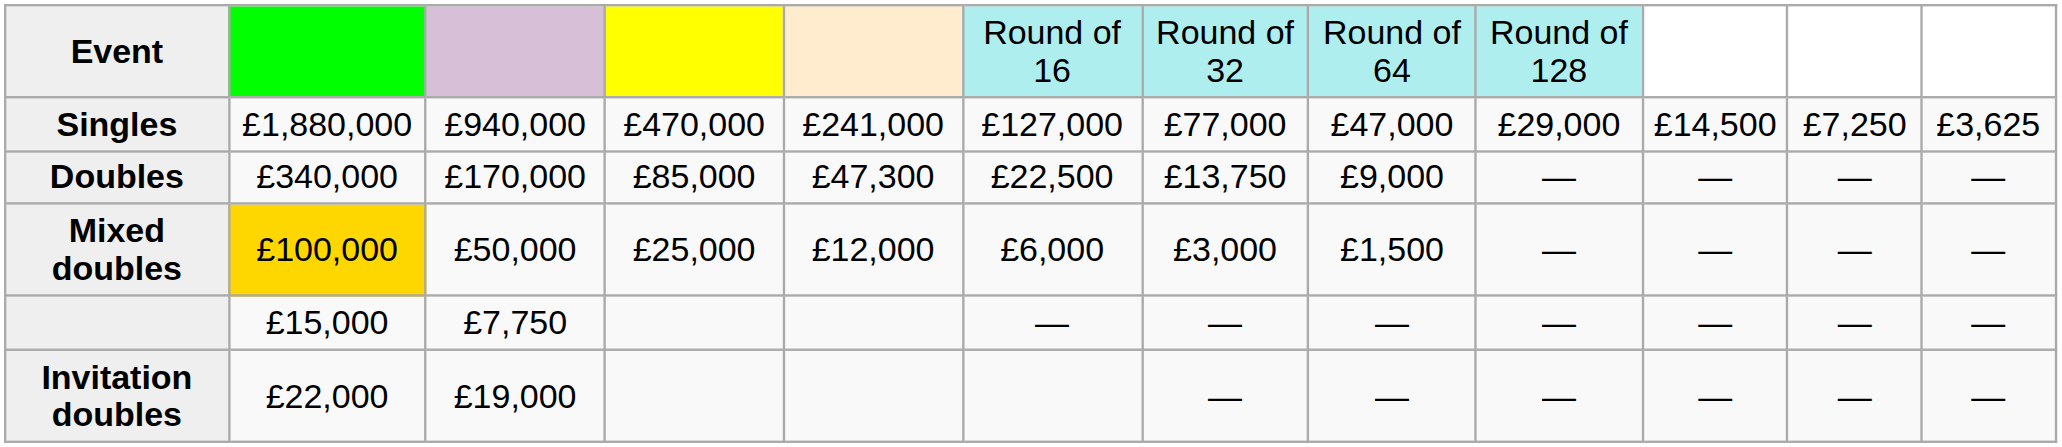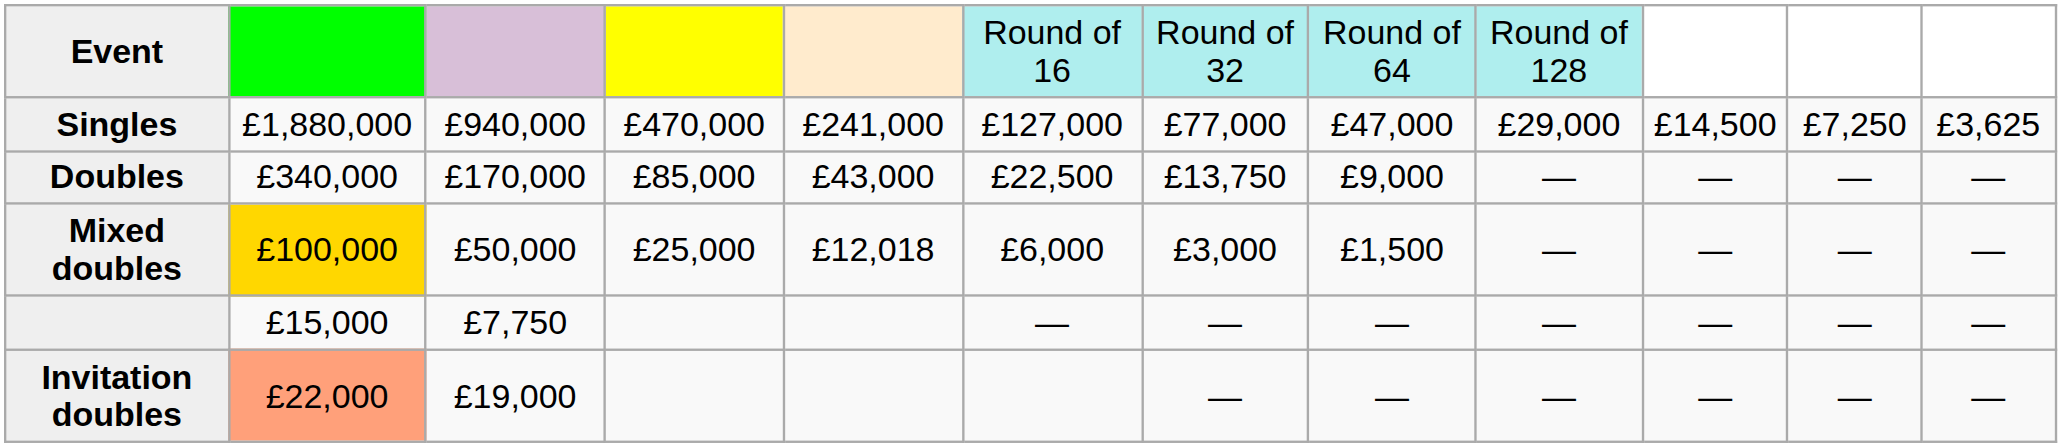(873, 178) £47,300 -> (873, 178) £43,000
(873, 250) £12,000 -> (873, 250) £12,018
(327, 395) no background -> (327, 395) lightsalmon background
